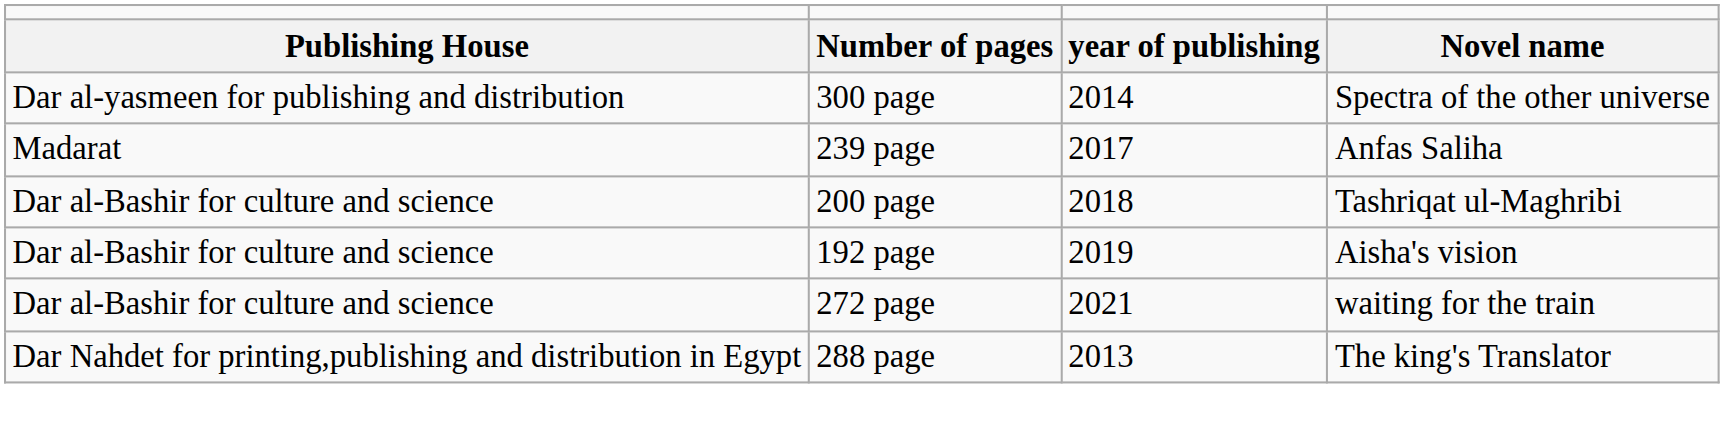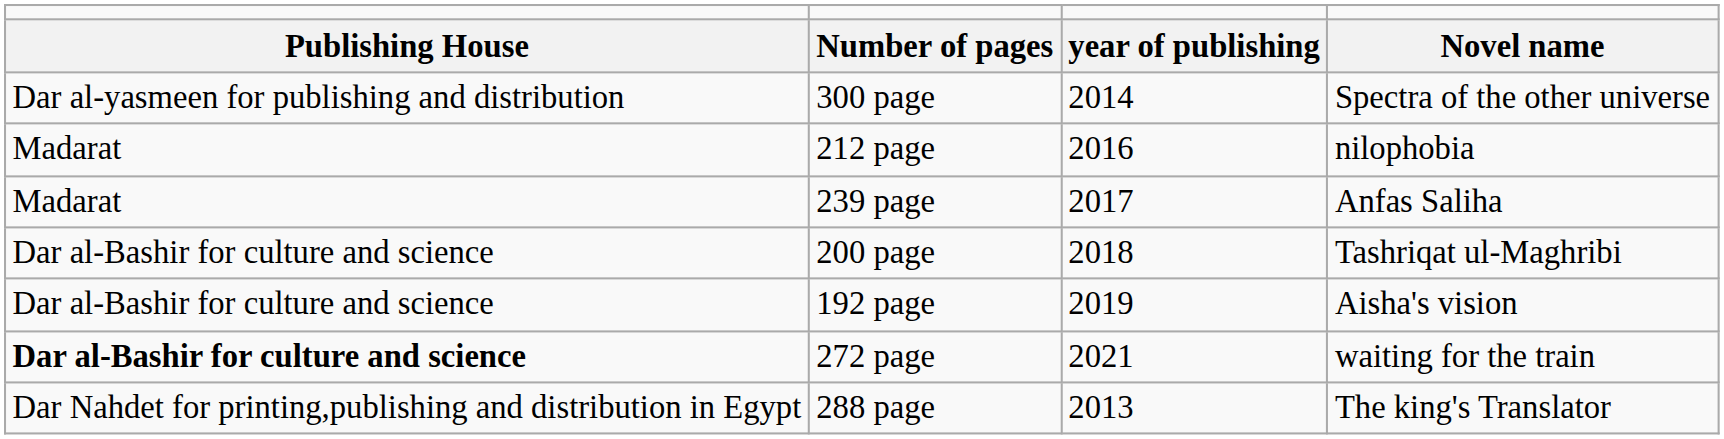+ row: (876, 148)
(253, 304) normal -> (269, 356) bold
